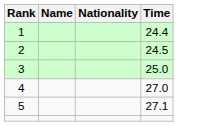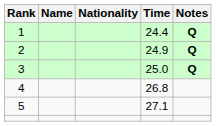+ column: (192, 13)
(157, 50) 24.5 -> (157, 50) 24.9
(157, 87) 27.0 -> (157, 87) 26.8
